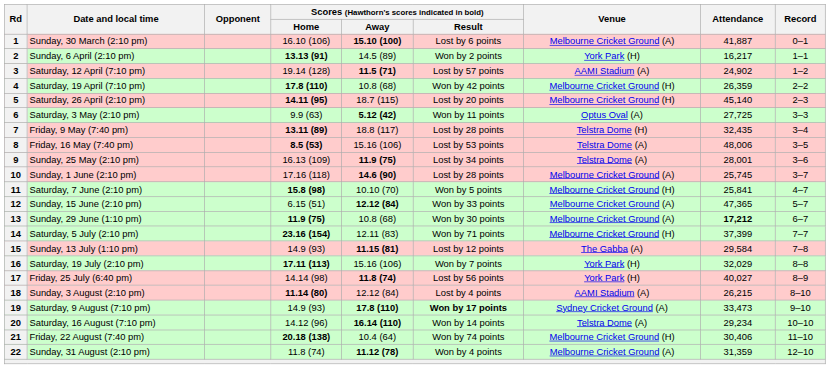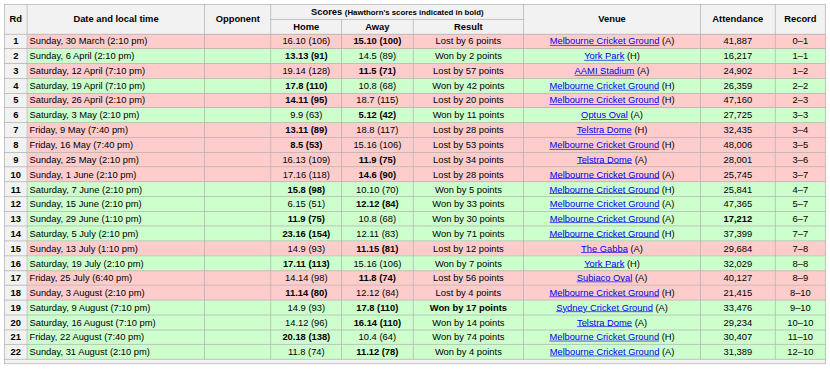(738, 101) 45,140 -> (738, 101) 47,160
(612, 145) Telstra Dome (A) -> (612, 145) Melbourne Cricket Ground (H)
(738, 249) 29,584 -> (738, 249) 29,684
(612, 278) York Park (H) -> (612, 278) Subiaco Oval (A)
(738, 278) 40,027 -> (738, 278) 40,127
(612, 293) AAMI Stadium (A) -> (612, 293) Melbourne Cricket Ground (H)
(738, 293) 26,215 -> (738, 293) 21,415
(738, 308) 33,473 -> (738, 308) 33,476
(738, 337) 30,406 -> (738, 337) 30,407
(738, 352) 31,359 -> (738, 352) 31,389
